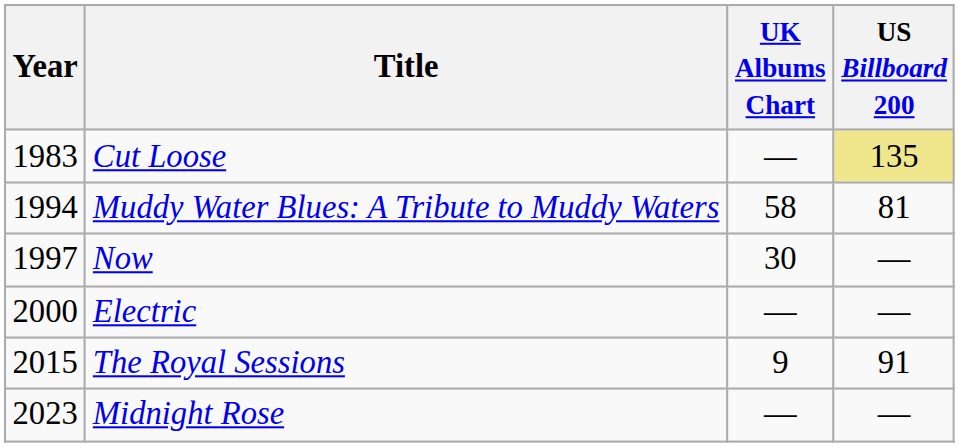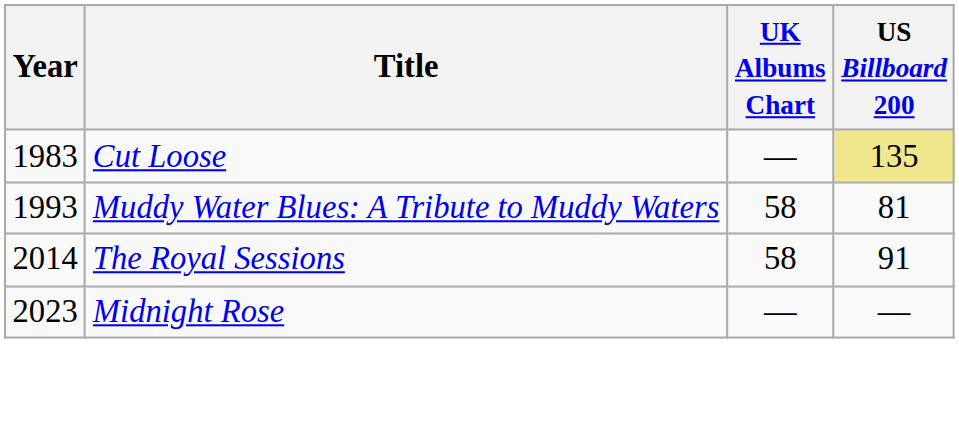(45, 207) 1994 -> (45, 207) 1993
- row: (123, 259)
- row: (145, 310)
(45, 362) 2015 -> (45, 259) 2014
(780, 362) 9 -> (780, 259) 58
